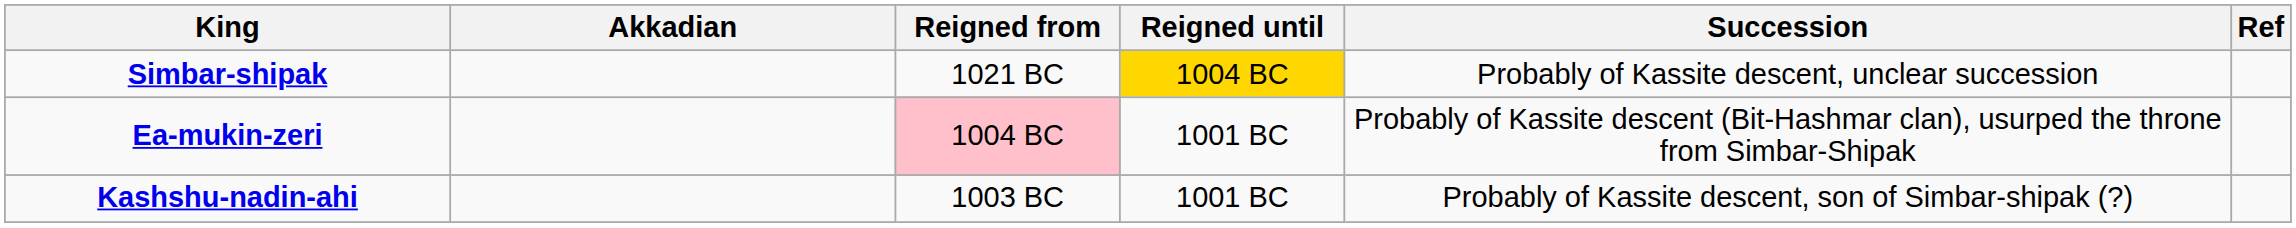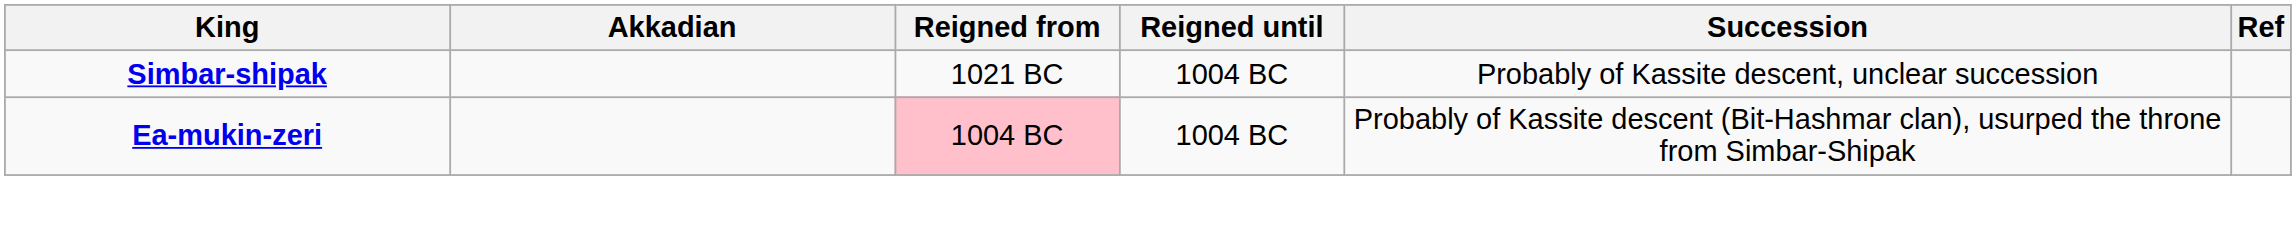(1232, 73) gold background -> (1232, 73) no background
(1232, 135) 1001 BC -> (1232, 135) 1004 BC
- row: (228, 197)
